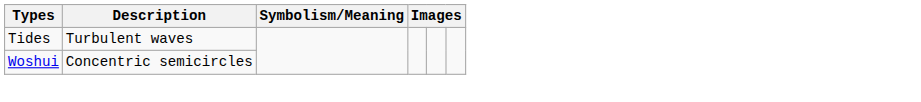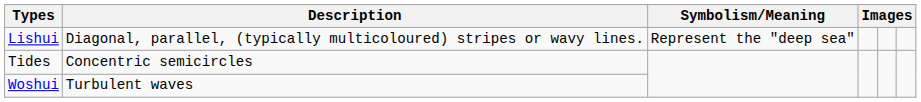+ row: (33, 39)
(129, 39) Turbulent waves -> (159, 62) Concentric semicircles
(159, 62) Concentric semicircles -> (129, 85) Turbulent waves
